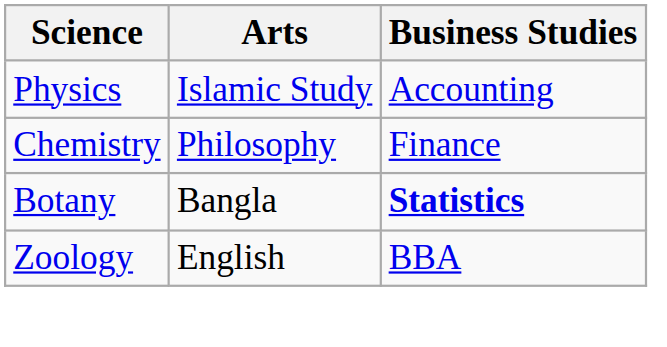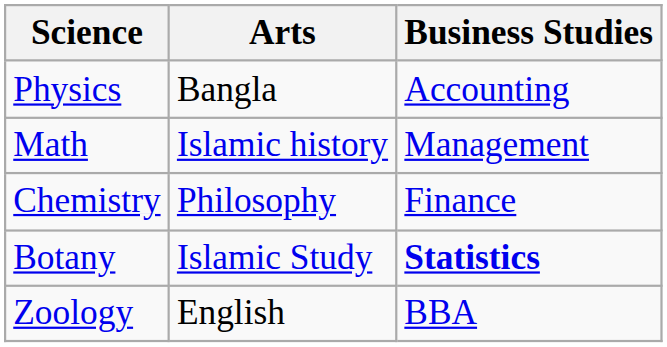(275, 88) Islamic Study -> (227, 88) Bangla
+ row: (51, 144)
(227, 200) Bangla -> (275, 256) Islamic Study
